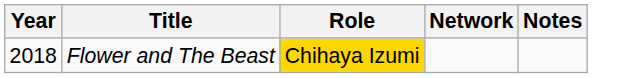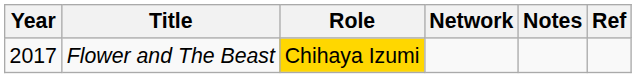+ column: (609, 21)
(33, 55) 2018 -> (33, 55) 2017
